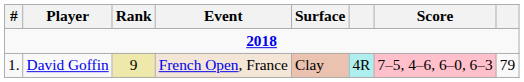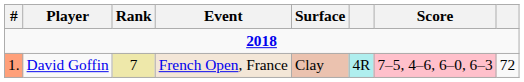(14, 65) no background -> (14, 65) lightsalmon background
(134, 65) 9 -> (134, 65) 7
(507, 65) 79 -> (507, 65) 72
